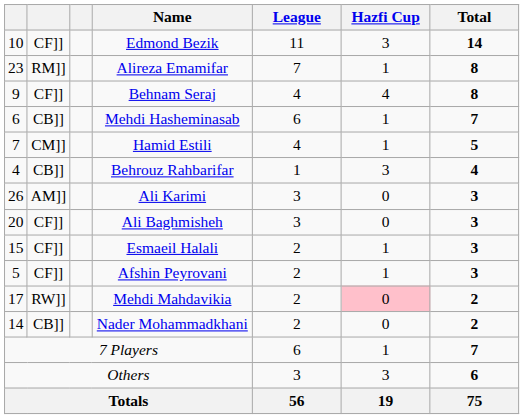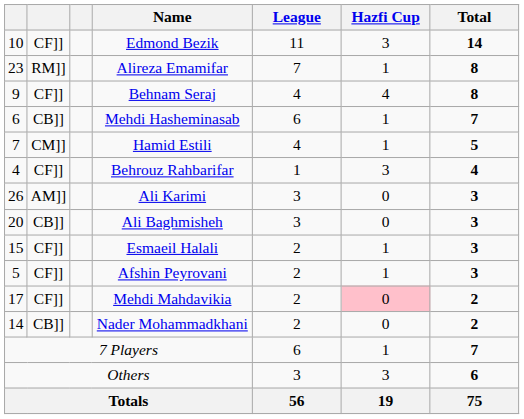(48, 170) CB]] -> (48, 170) CF]]
(48, 221) CF]] -> (48, 221) CB]]
(48, 298) RW]] -> (48, 298) CF]]
